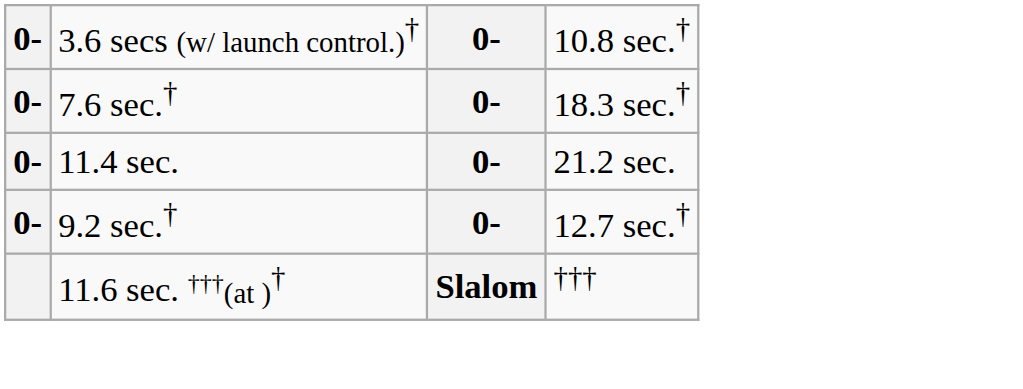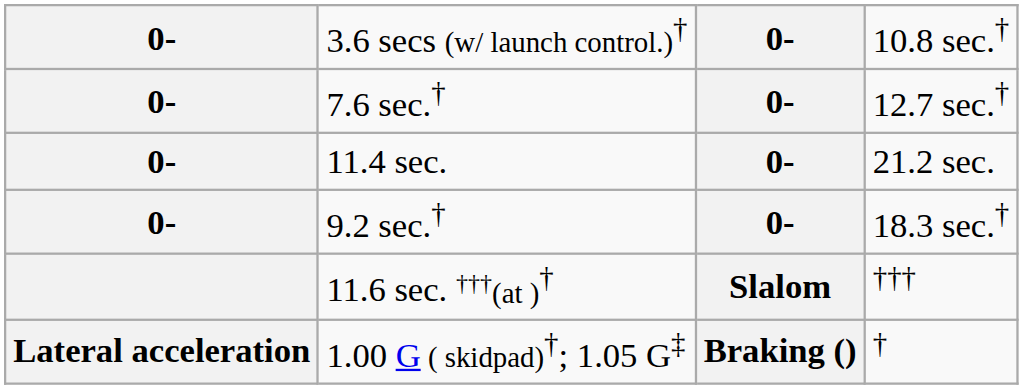(622, 100) 18.3 sec.† -> (941, 100) 12.7 sec.†
(622, 222) 12.7 sec.† -> (941, 222) 18.3 sec.†
+ row: (506, 350)
